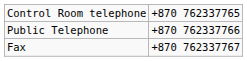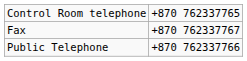rows swapped: (58, 30) <-> (16, 47)
